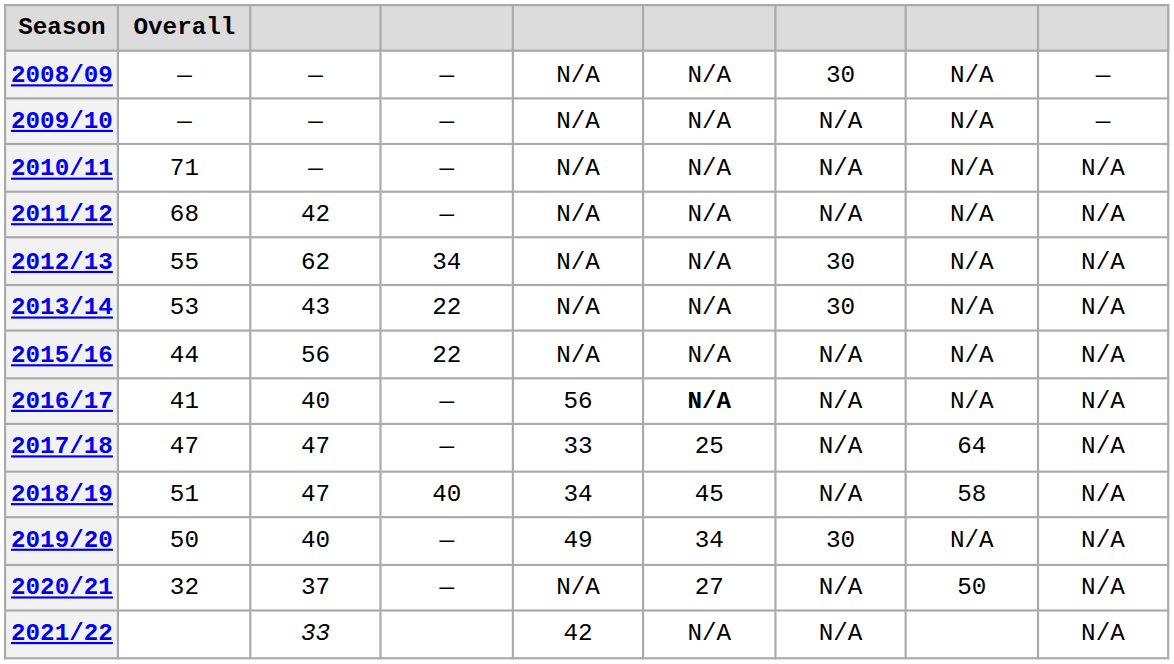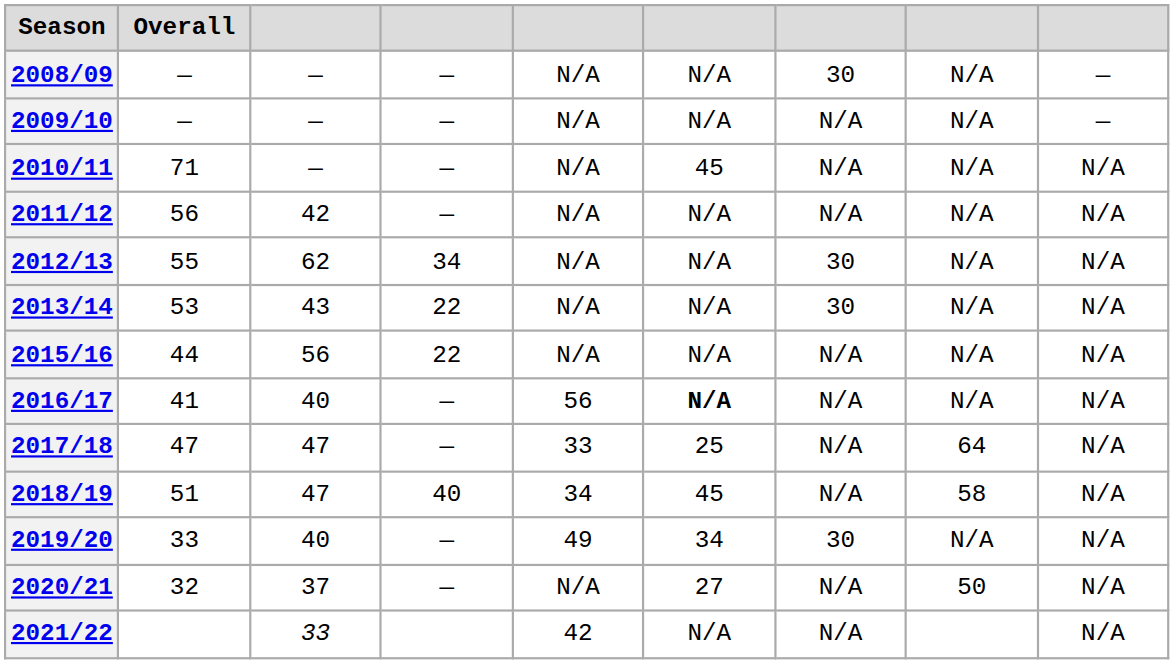(709, 168) N/A -> (709, 168) 45
(184, 215) 68 -> (184, 215) 56
(184, 541) 50 -> (184, 541) 33
